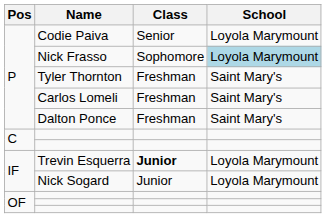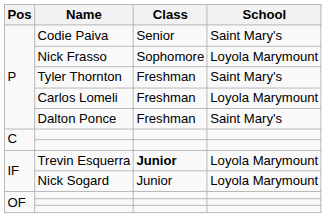(264, 35) Loyola Marymount -> (246, 35) Saint Mary's
(264, 56) lightblue background -> (264, 56) no background
(246, 98) Saint Mary's -> (264, 98) Loyola Marymount
